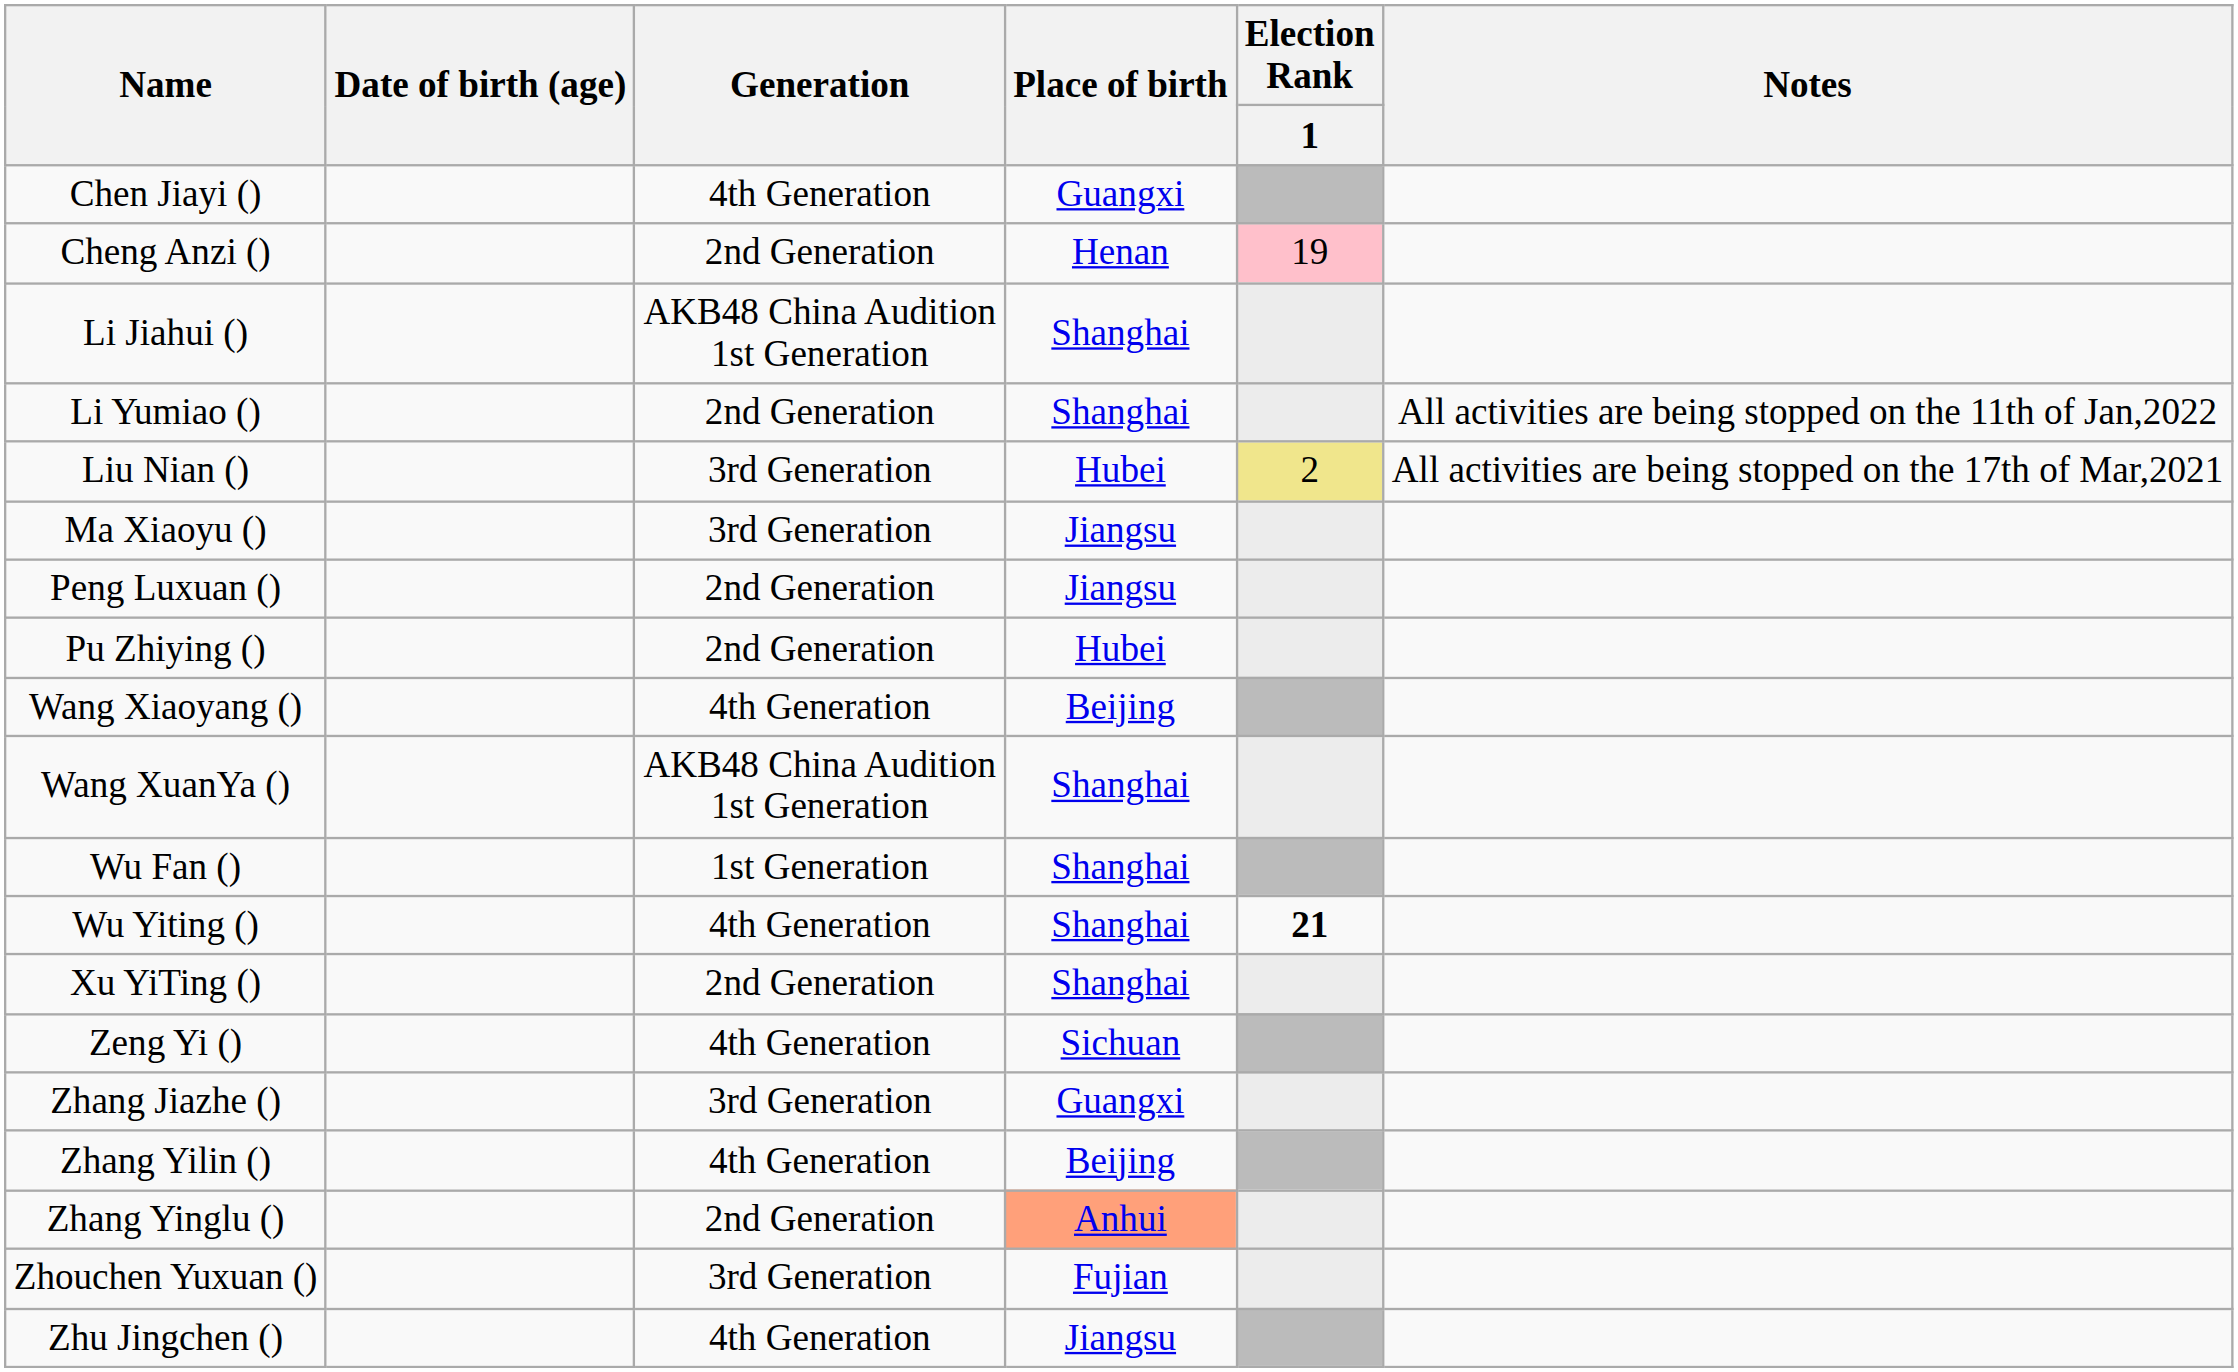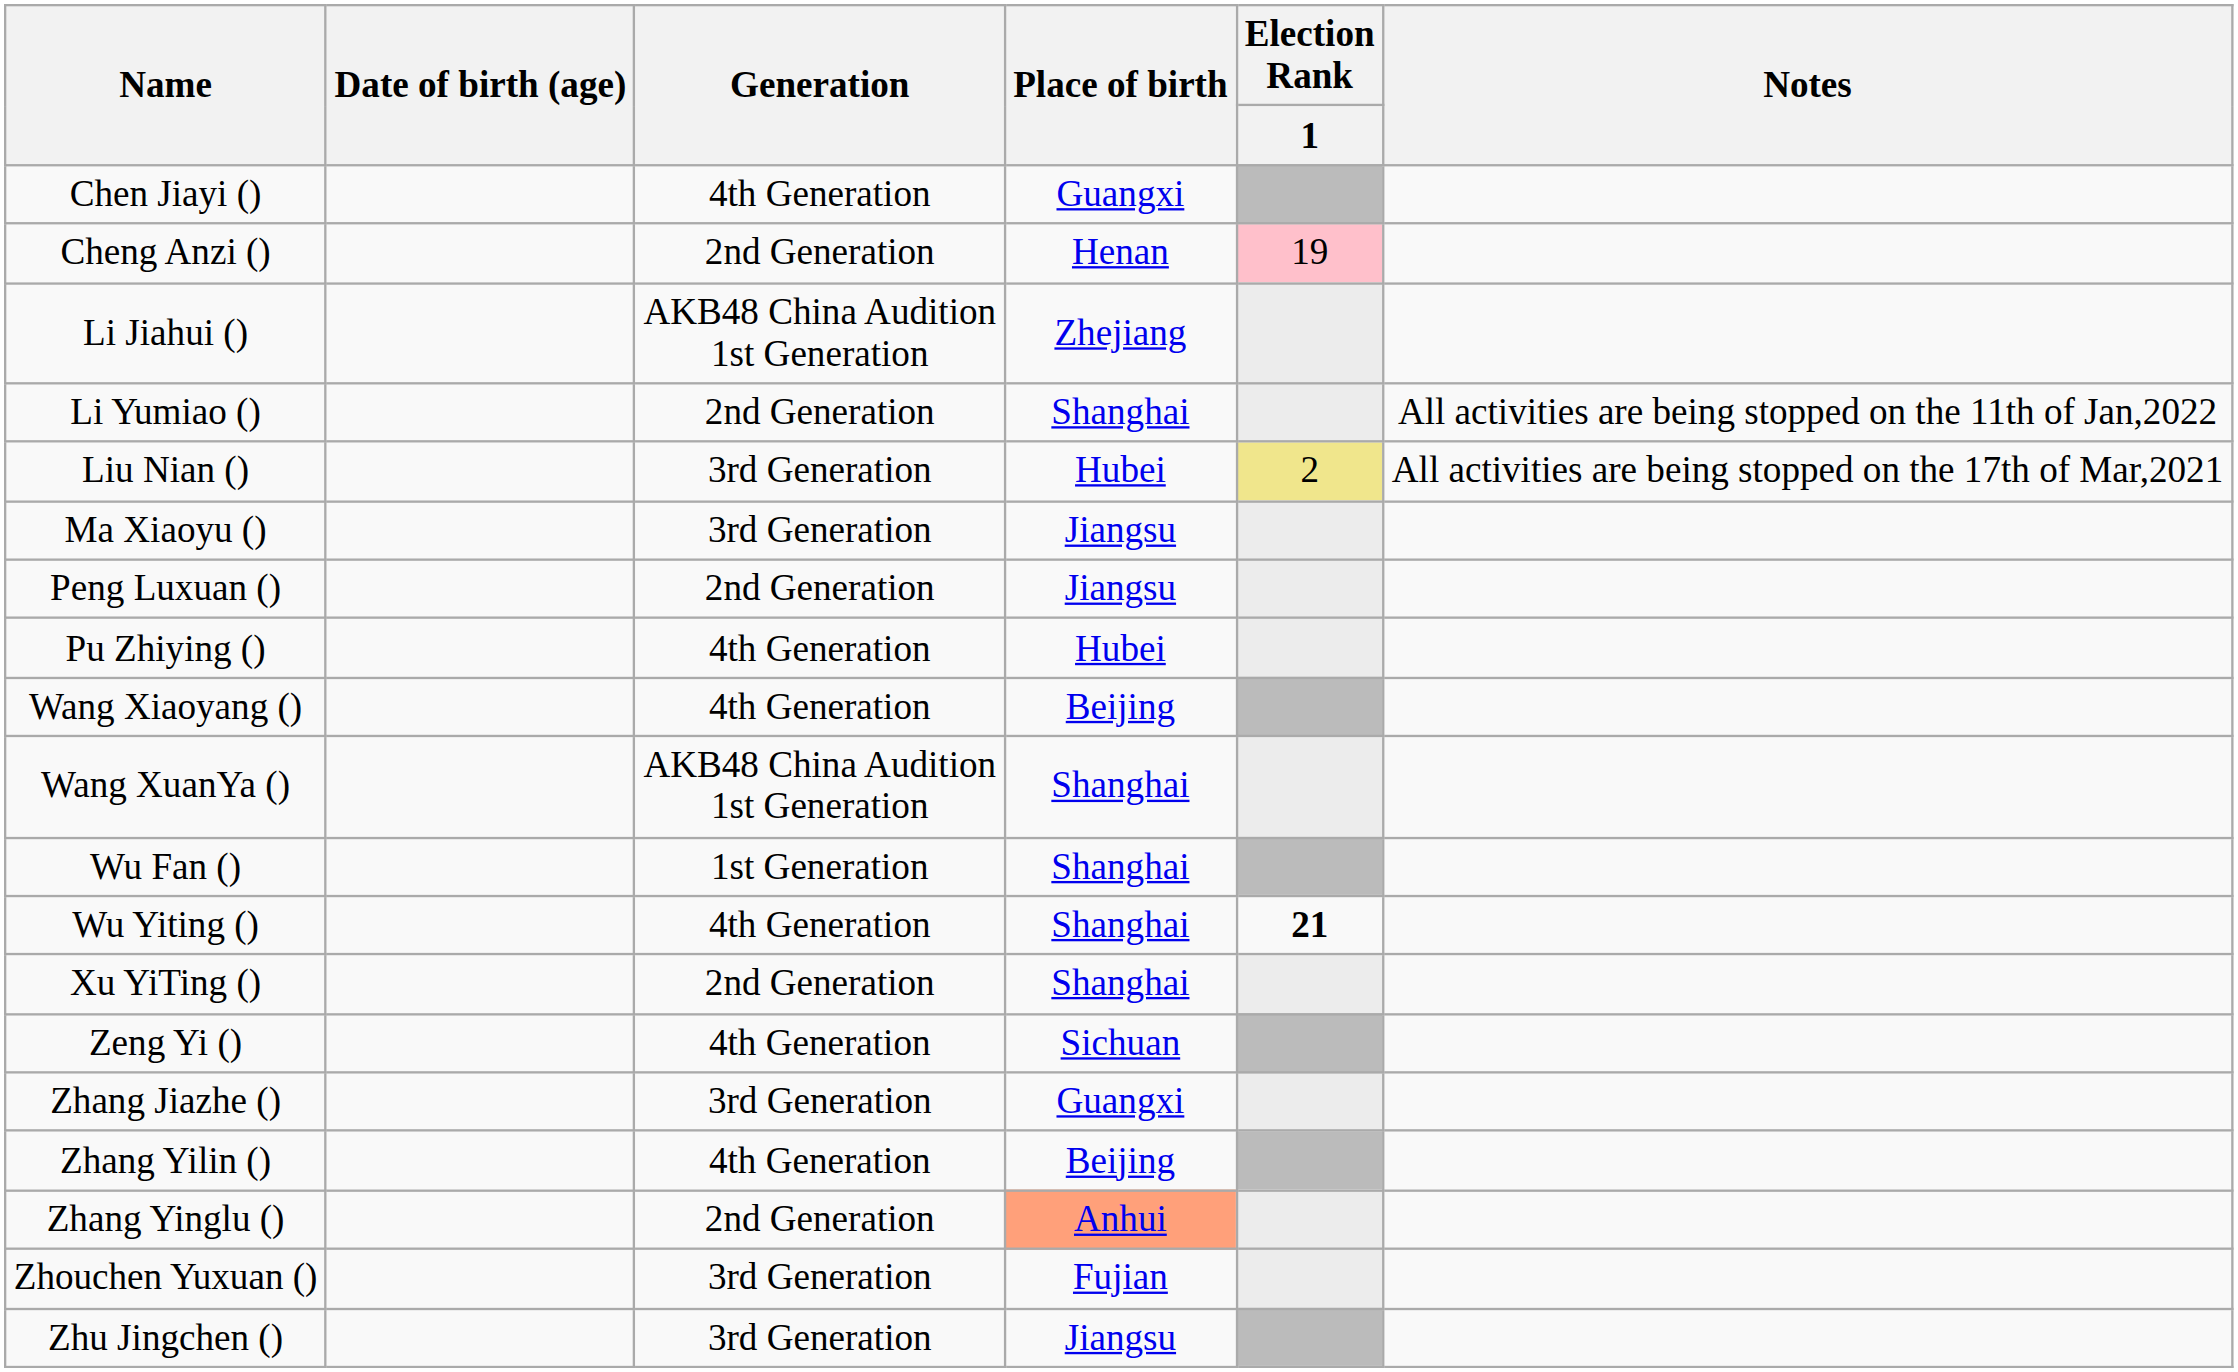(1120, 332) Shanghai -> (1120, 332) Zhejiang
(820, 647) 2nd Generation -> (820, 647) 4th Generation
(820, 1336) 4th Generation -> (820, 1336) 3rd Generation
